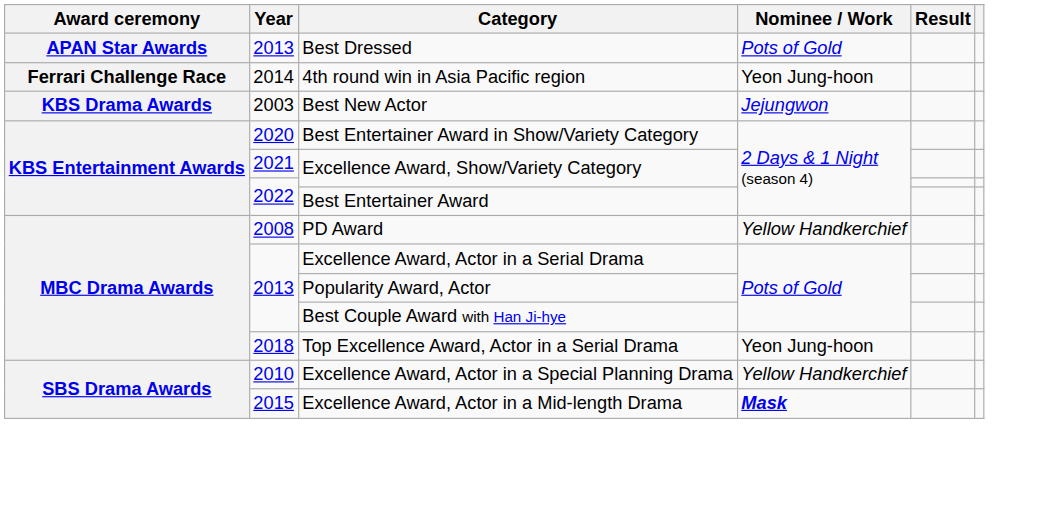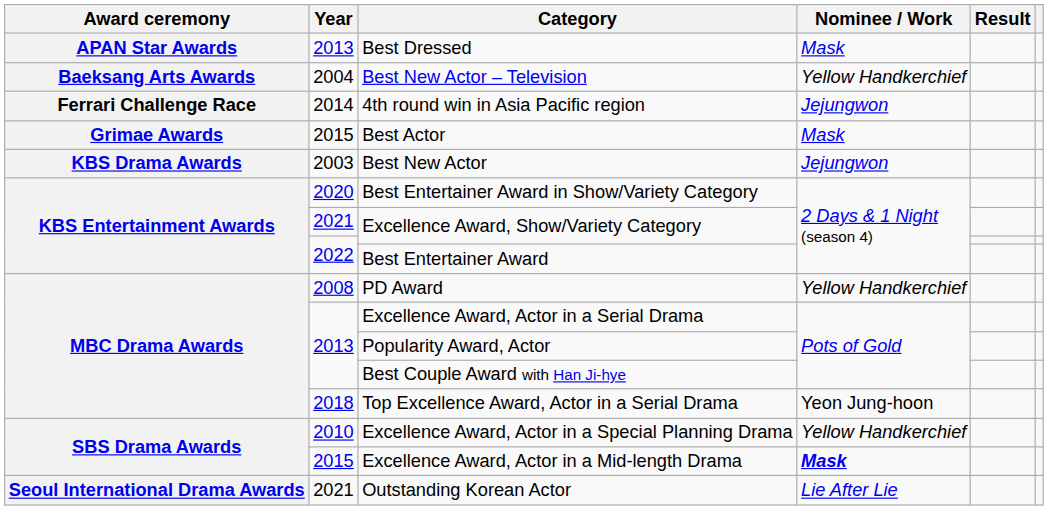(791, 47) Pots of Gold -> (823, 47) Mask
+ row: (333, 76)
(807, 76) Yeon Jung-hoon -> (845, 105) Jejungwon
+ row: (333, 134)
+ row: (333, 490)
